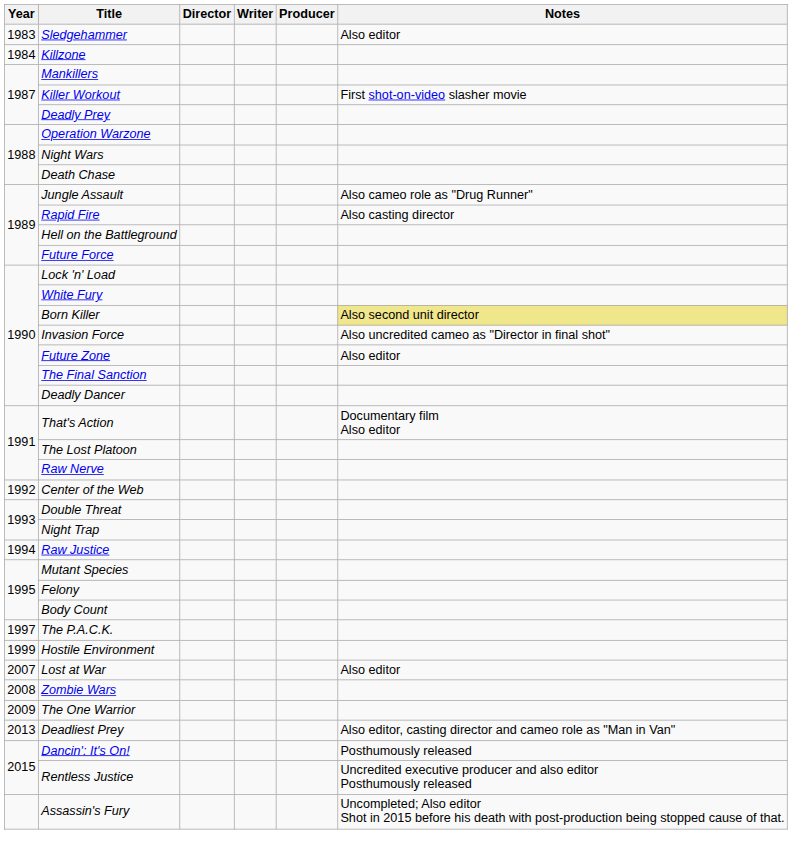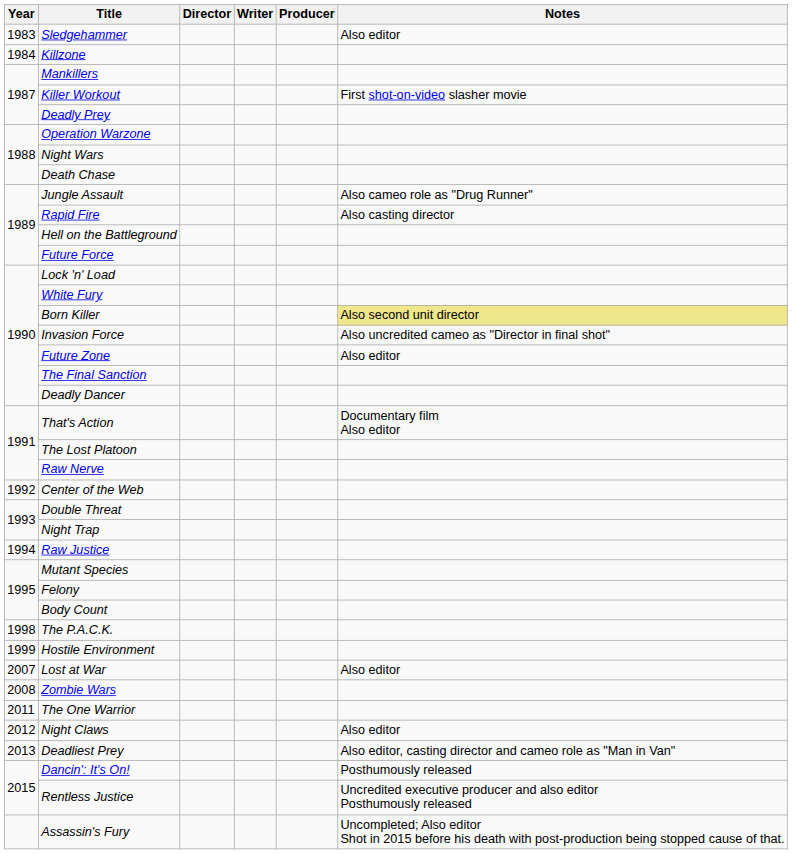(21, 630) 1997 -> (21, 630) 1998
(21, 710) 2009 -> (21, 710) 2011
+ row: (75, 730)
